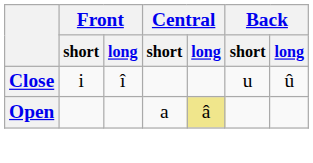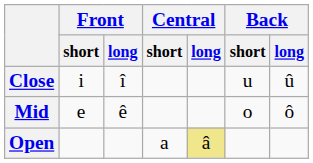+ row: (32, 111)
